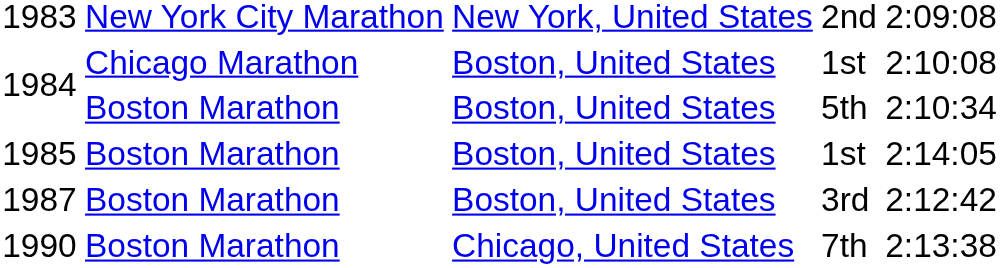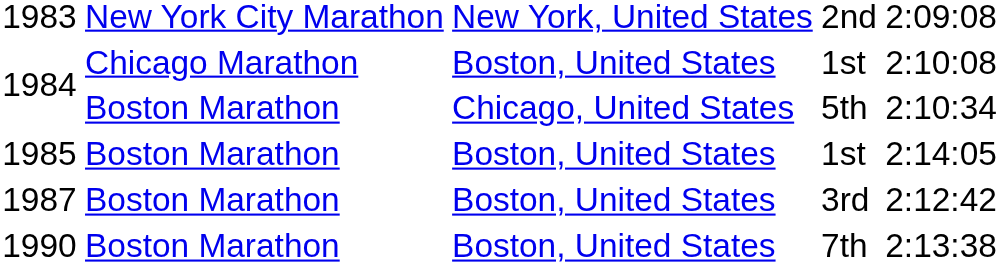(614, 108) Boston, United States -> (623, 108) Chicago, United States
(623, 246) Chicago, United States -> (614, 246) Boston, United States
